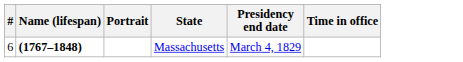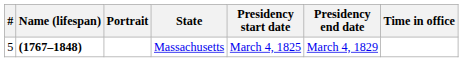+ column: (265, 20)
(10, 47) 6 -> (10, 47) 5
